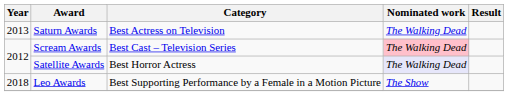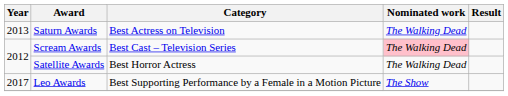(426, 64) lavender background -> (426, 64) no background
(18, 82) 2018 -> (18, 82) 2017
